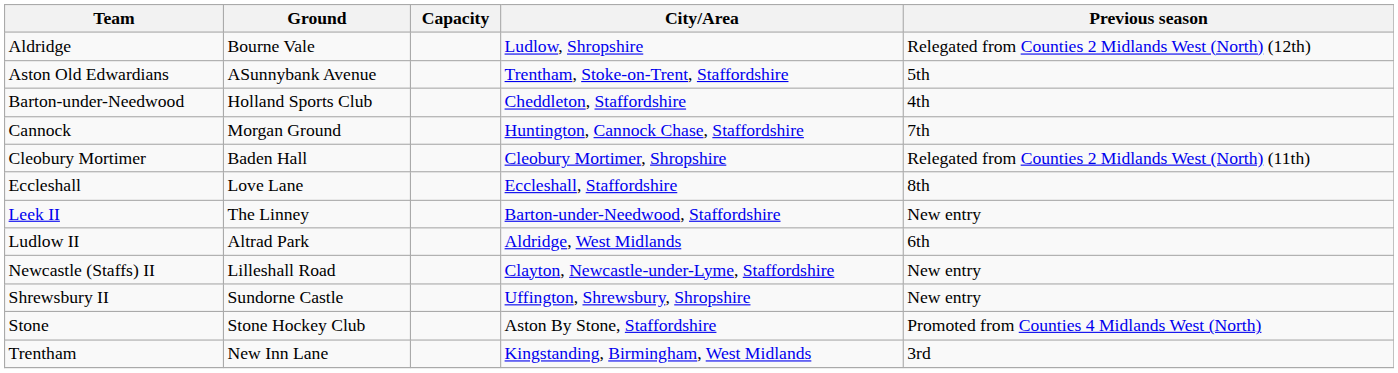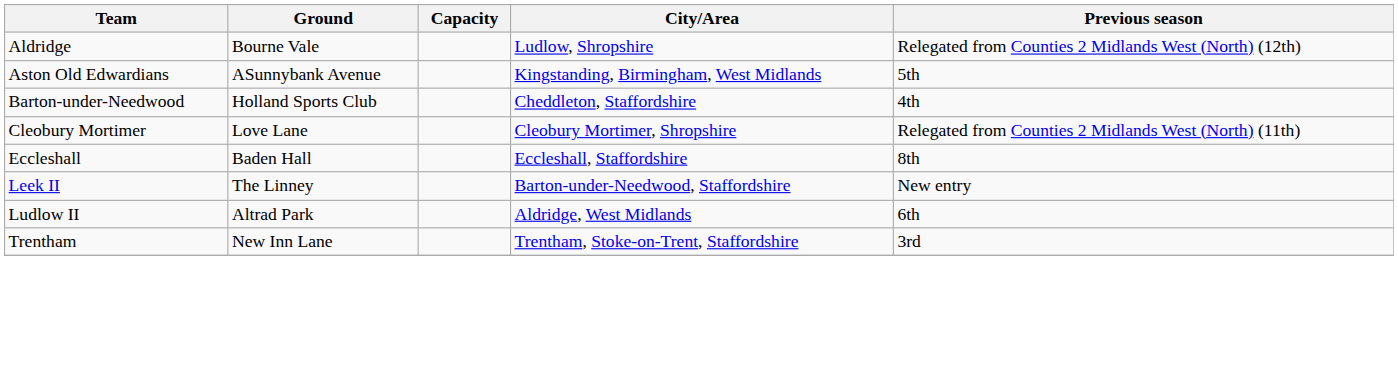(647, 74) Trentham, Stoke-on-Trent, Staffordshire -> (668, 74) Kingstanding, Birmingham, West Midlands
- row: (40, 130)
(267, 158) Baden Hall -> (270, 130) Love Lane
(265, 185) Love Lane -> (272, 158) Baden Hall
- row: (82, 269)
- row: (59, 297)
- row: (29, 325)
(658, 353) Kingstanding, Birmingham, West Midlands -> (657, 241) Trentham, Stoke-on-Trent, Staffordshire
